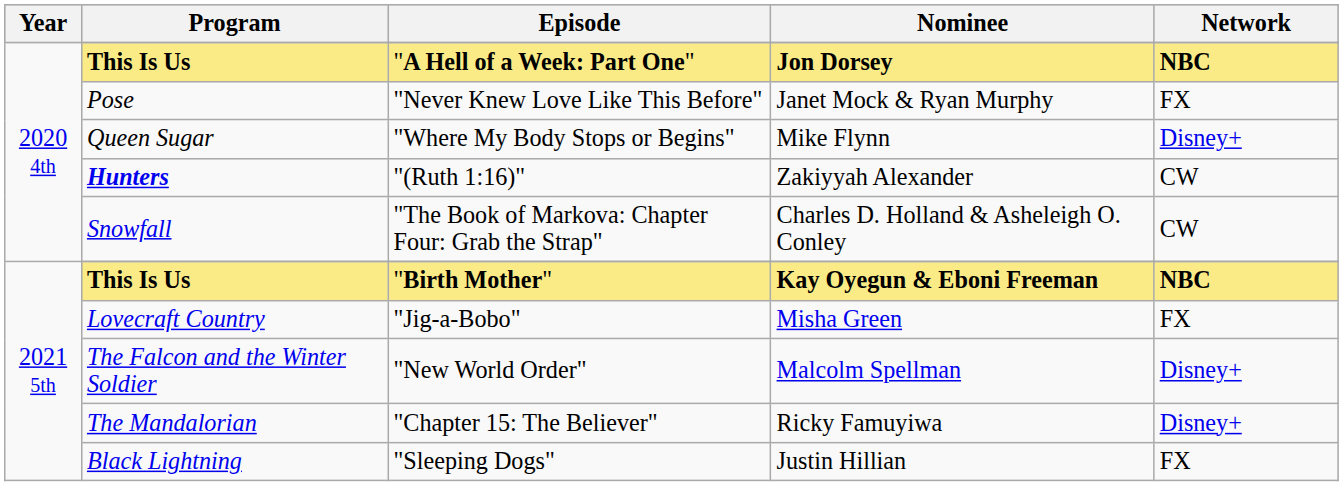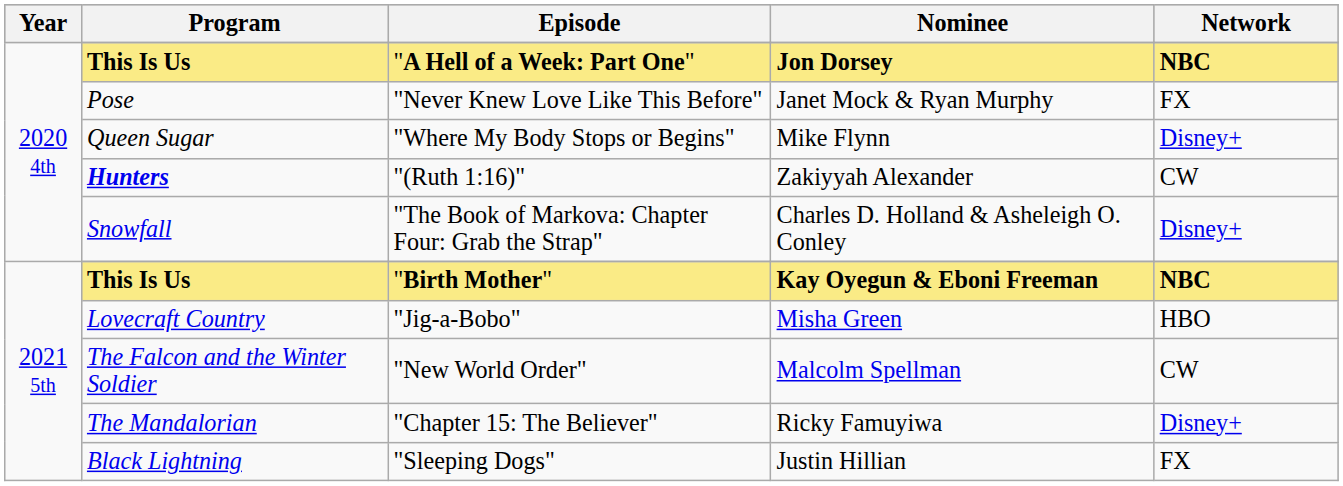(1179, 228) CW -> (1201, 228) Disney+
(1175, 319) FX -> (1185, 319) HBO
(1201, 370) Disney+ -> (1179, 370) CW
